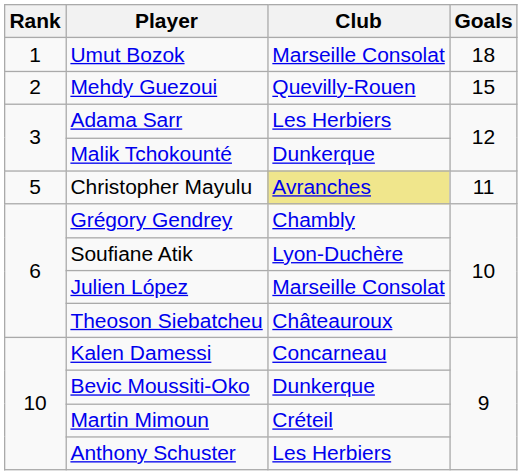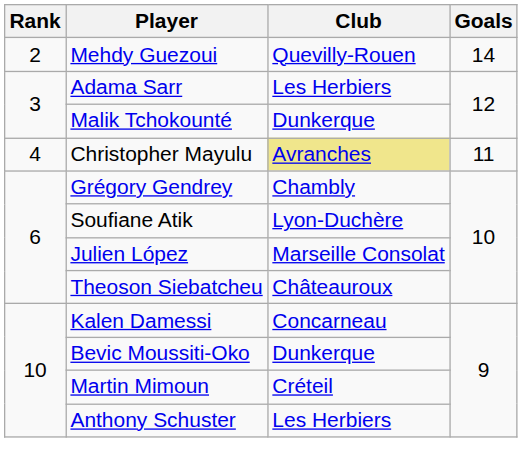- row: (127, 54)
(484, 87) 15 -> (484, 54) 14
(35, 187) 5 -> (35, 154) 4
